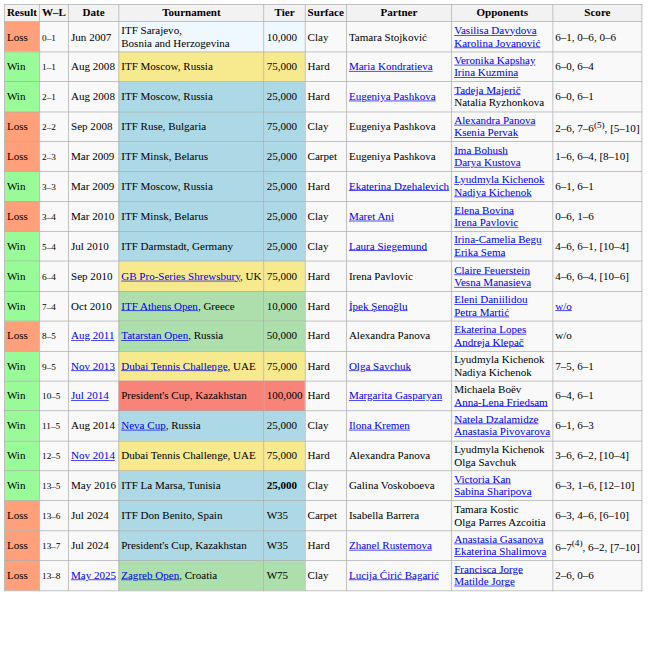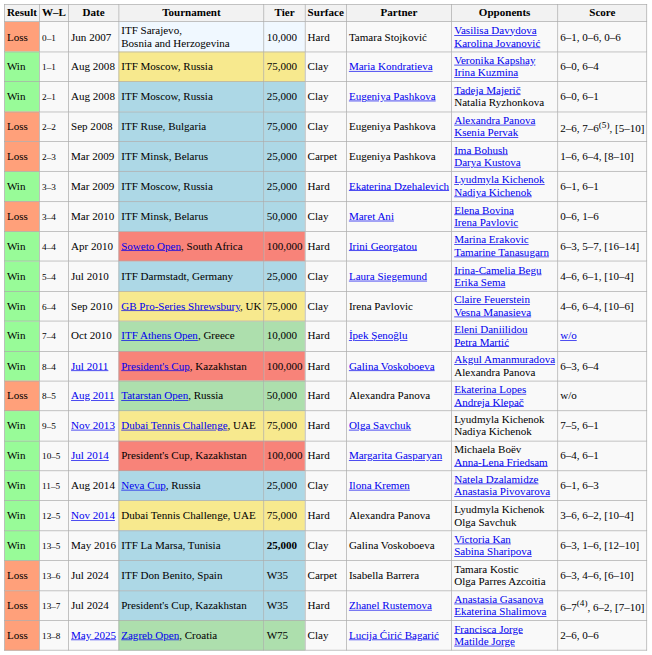(318, 36) Clay -> (319, 36) Hard
(319, 66) Hard -> (318, 66) Clay
(319, 96) Hard -> (318, 96) Clay
(282, 216) 25,000 -> (282, 216) 50,000
+ row: (49, 247)
(319, 276) Hard -> (318, 306) Clay
+ row: (49, 366)
